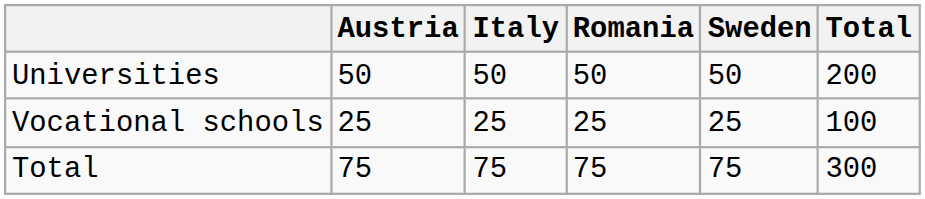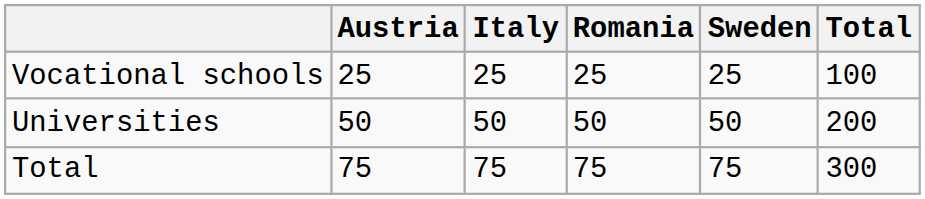rows swapped: (116, 76) <-> (168, 123)
